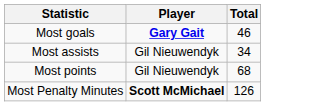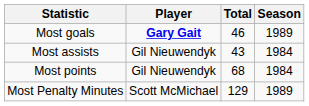+ column: (279, 14)
(244, 52) 34 -> (238, 52) 43
(177, 91) bold -> (174, 91) normal
(244, 91) 126 -> (238, 91) 129
